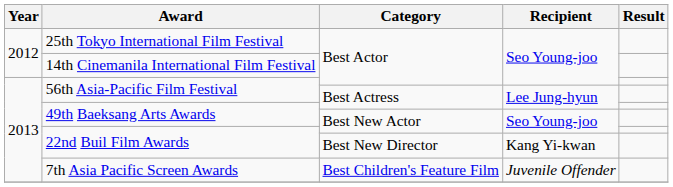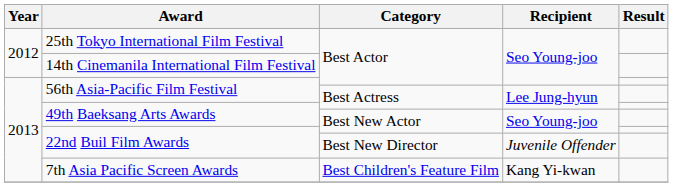(551, 145) Kang Yi-kwan -> (561, 145) Juvenile Offender
(561, 169) Juvenile Offender -> (551, 169) Kang Yi-kwan
